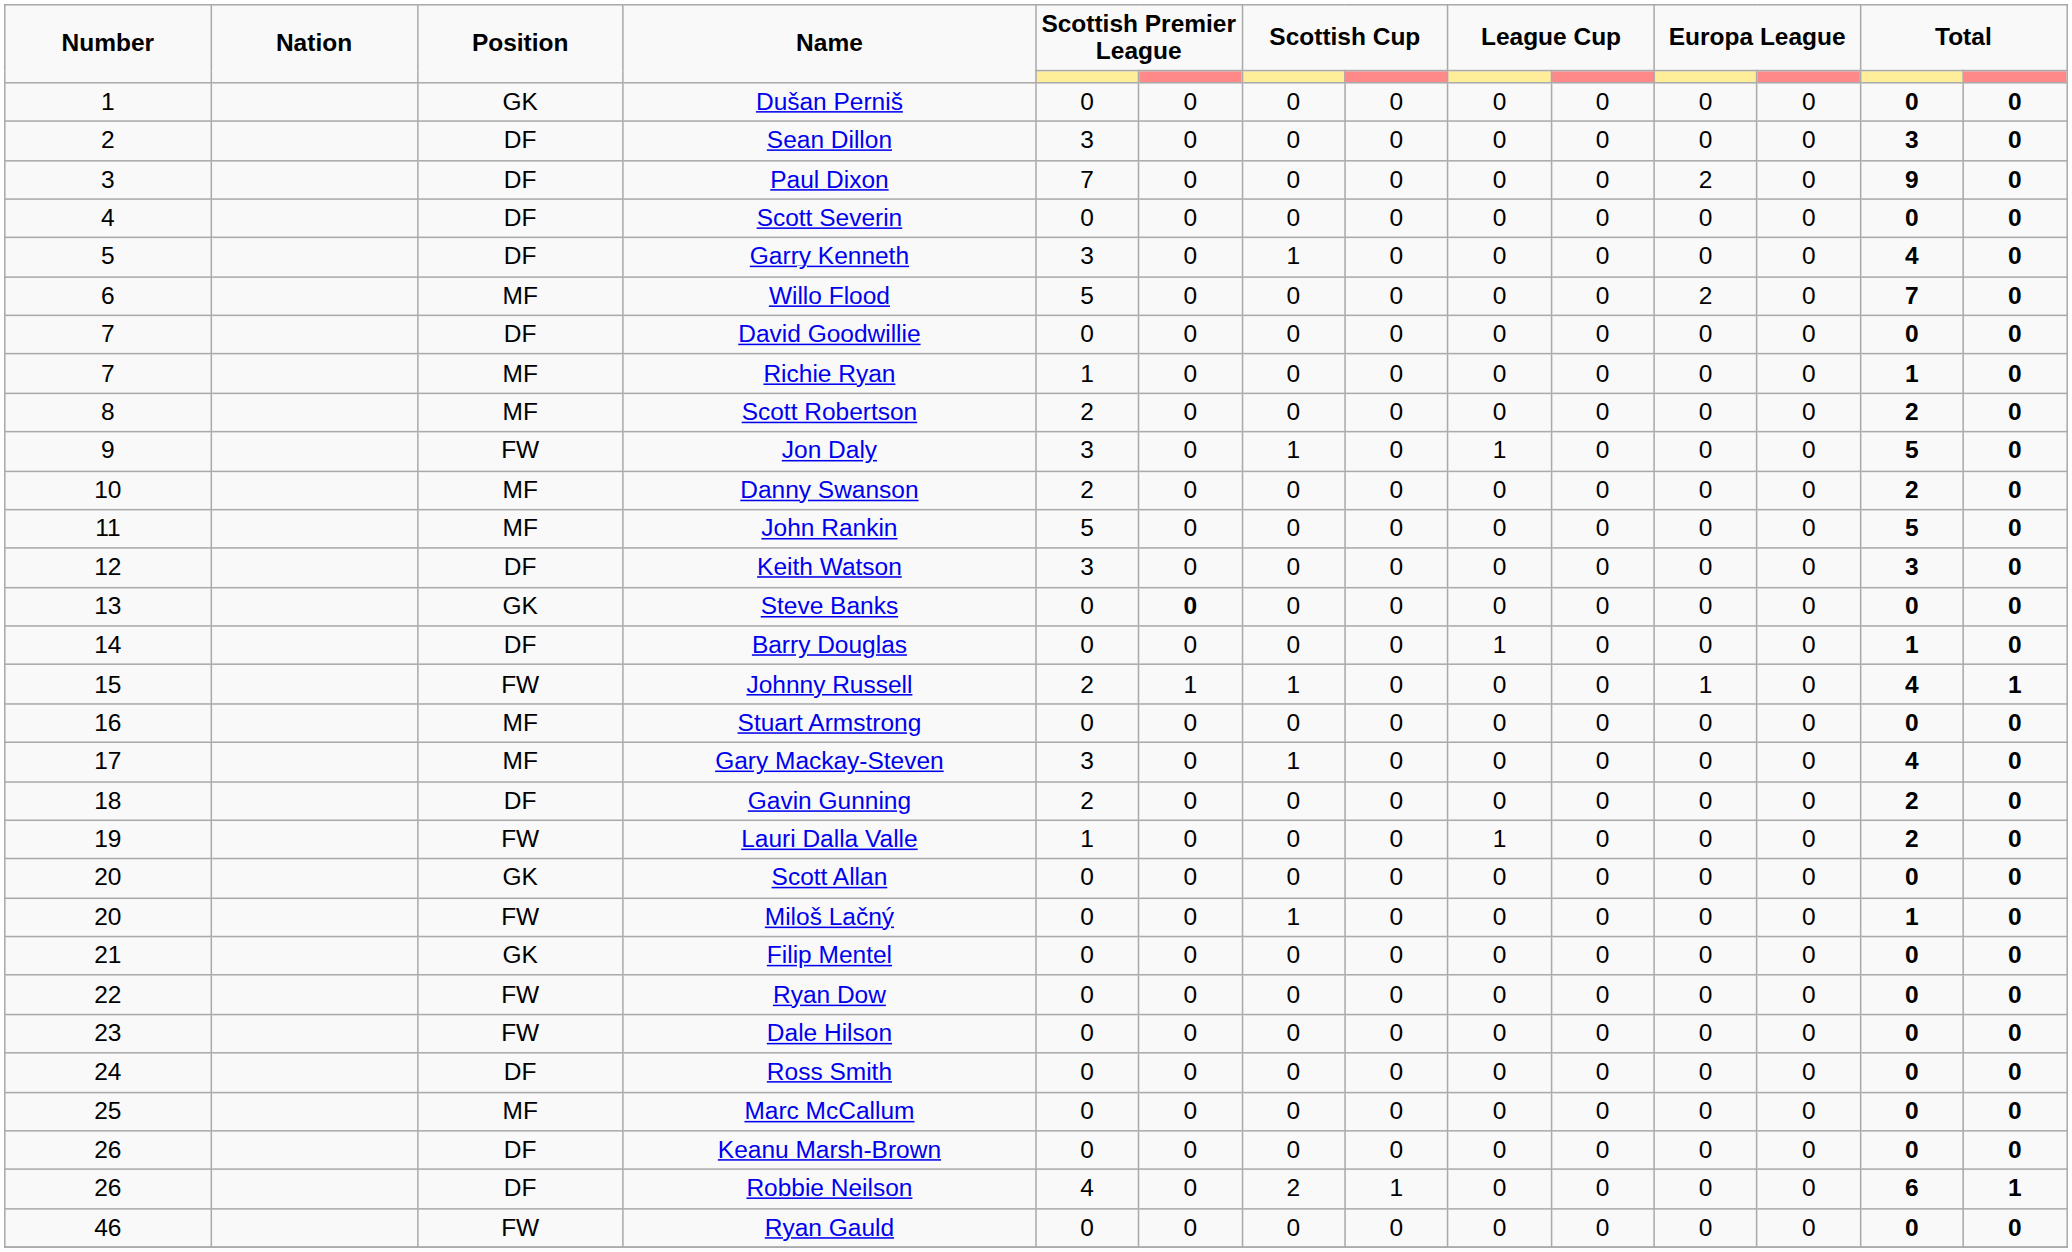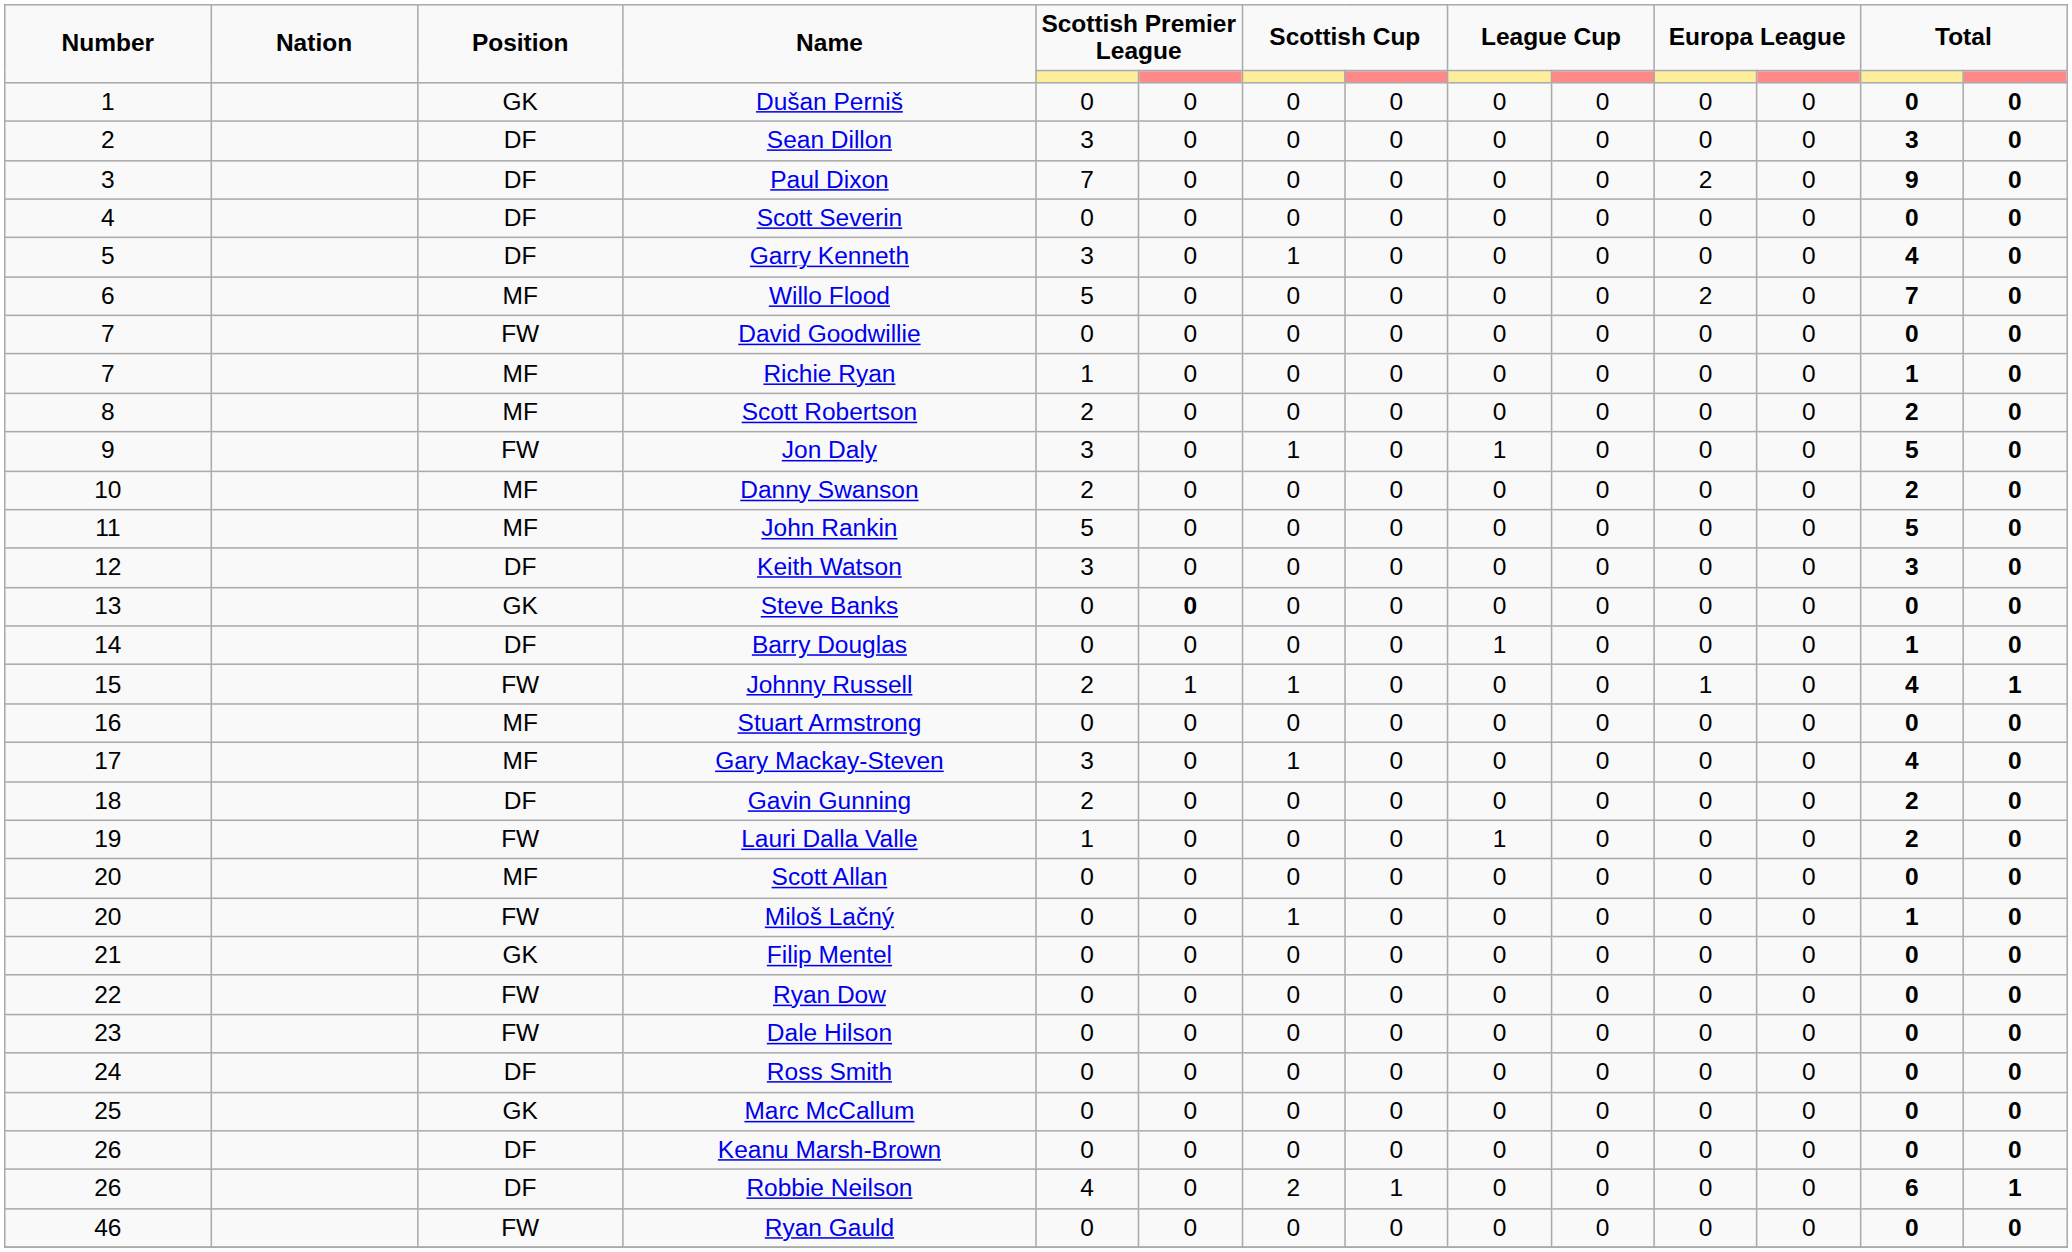(520, 334) DF -> (520, 334) FW
(520, 878) GK -> (520, 878) MF
(520, 1110) MF -> (520, 1110) GK
